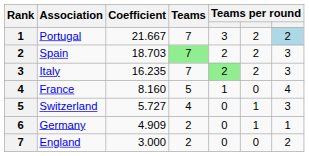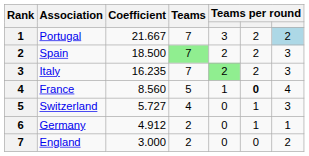(149, 54) 18.703 -> (149, 54) 18.500
(152, 89) 8.160 -> (152, 89) 8.560
(256, 89) normal -> (256, 89) bold
(152, 125) 4.909 -> (152, 125) 4.912
